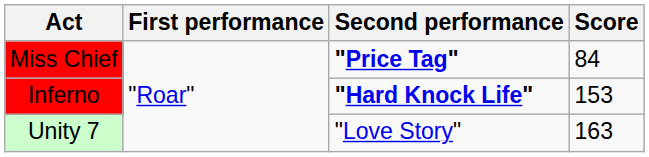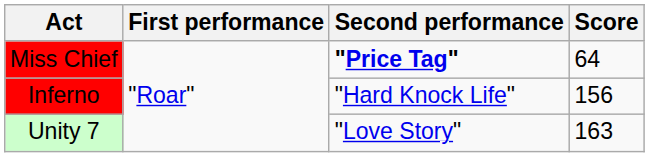(587, 59) 84 -> (587, 59) 64
(434, 95) bold -> (425, 95) normal
(594, 95) 153 -> (594, 95) 156
